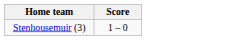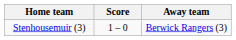+ column: (186, 12)
